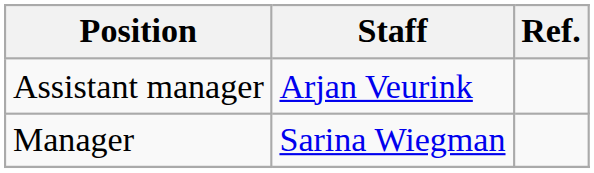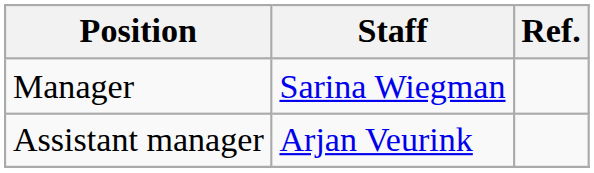rows swapped: (73, 139) <-> (138, 85)
